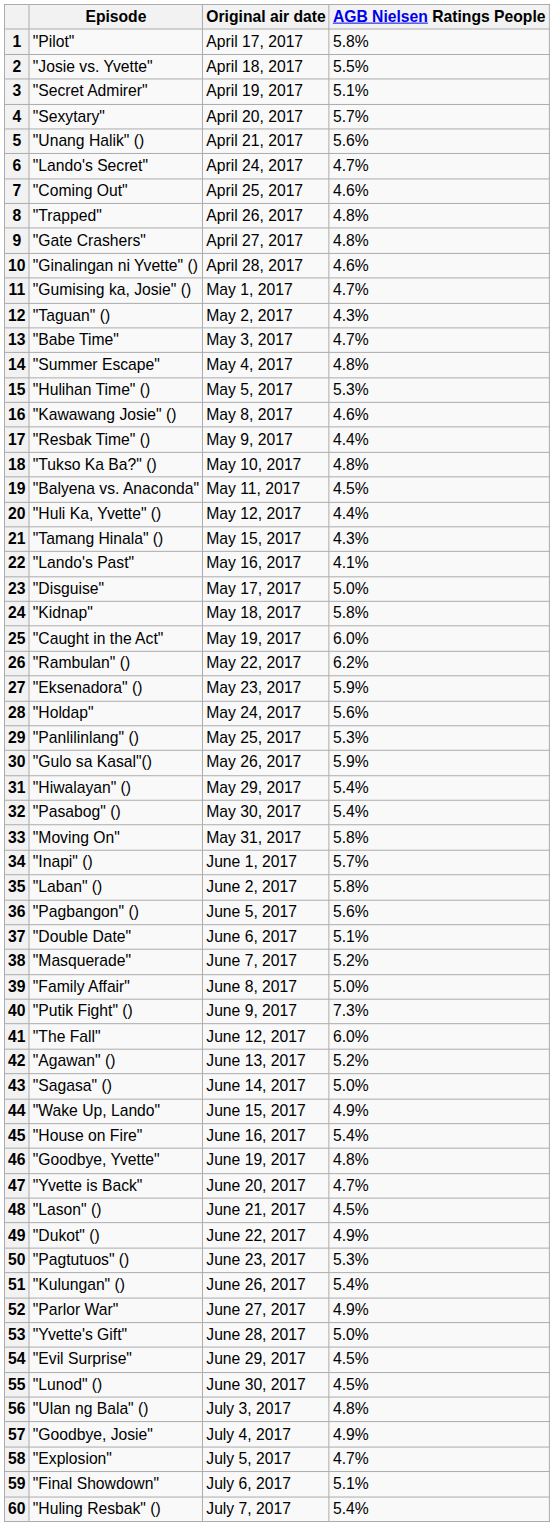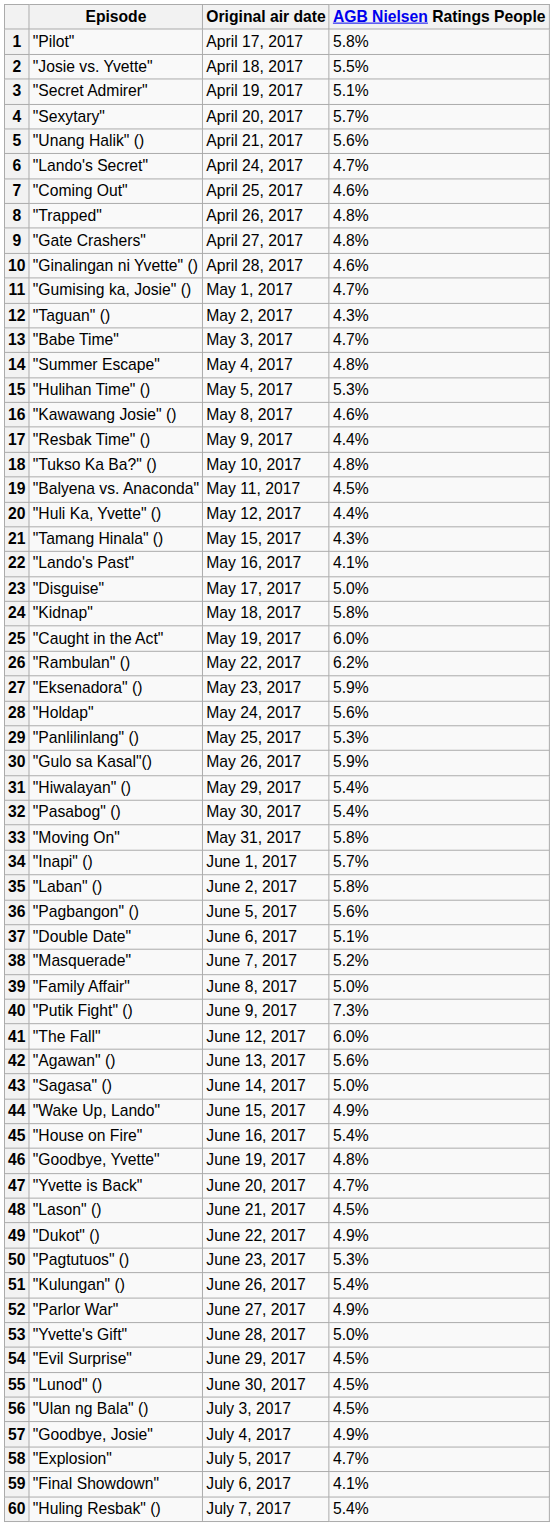(351, 1061) 5.2% -> (351, 1061) 5.6%
(351, 1409) 4.8% -> (351, 1409) 4.5%
(351, 1484) 5.1% -> (351, 1484) 4.1%
